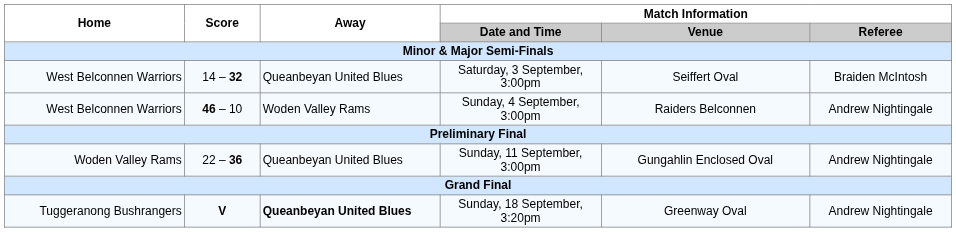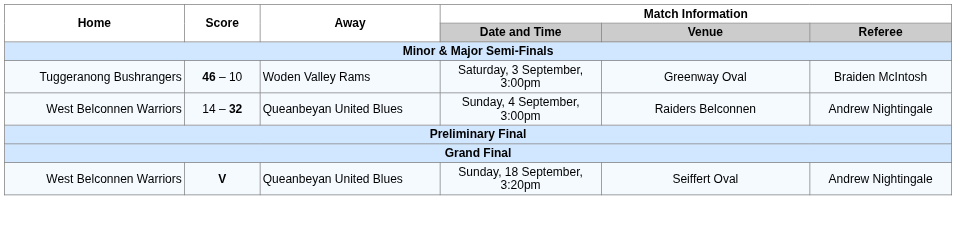(114, 76) West Belconnen Warriors -> (111, 76) Tuggeranong Bushrangers
(222, 76) 14 – 32 -> (222, 76) 46 – 10
(333, 76) Queanbeyan United Blues -> (317, 76) Woden Valley Rams
(705, 76) Seiffert Oval -> (705, 76) Greenway Oval
(222, 109) 46 – 10 -> (222, 109) 14 – 32
(317, 109) Woden Valley Rams -> (333, 109) Queanbeyan United Blues
- row: (521, 160)
(111, 211) Tuggeranong Bushrangers -> (114, 178) West Belconnen Warriors
(337, 211) bold -> (333, 178) normal
(705, 211) Greenway Oval -> (705, 178) Seiffert Oval
